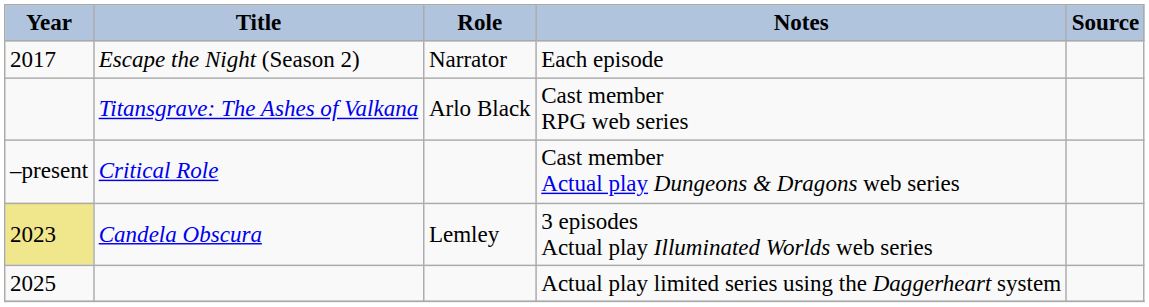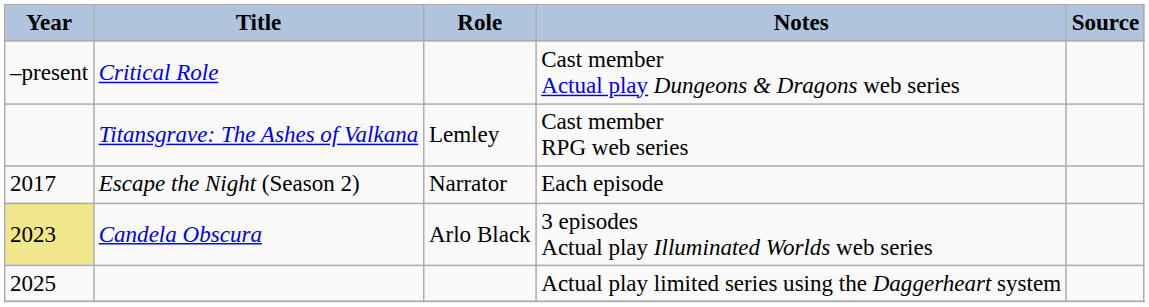rows swapped: (159, 171) <-> (229, 59)
(480, 108) Arlo Black -> (464, 134) Lemley
(464, 233) Lemley -> (480, 233) Arlo Black
